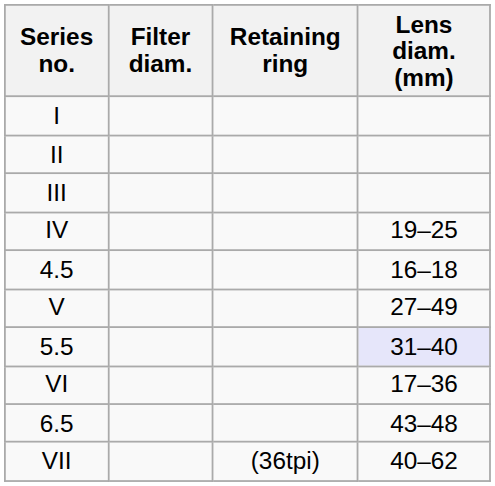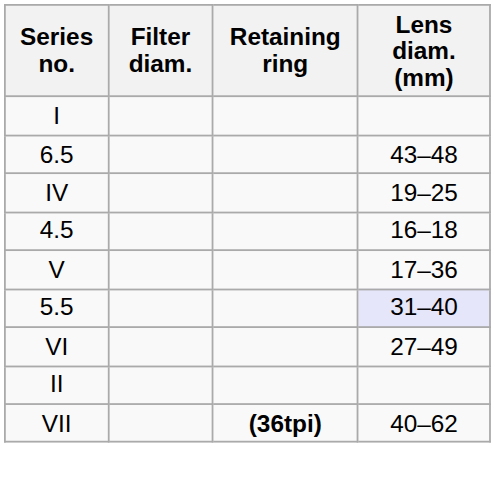rows swapped: (57, 154) <-> (57, 423)
- row: (57, 192)
(424, 308) 27–49 -> (424, 269) 17–36
(424, 384) 17–36 -> (424, 346) 27–49
(285, 461) normal -> (285, 423) bold
